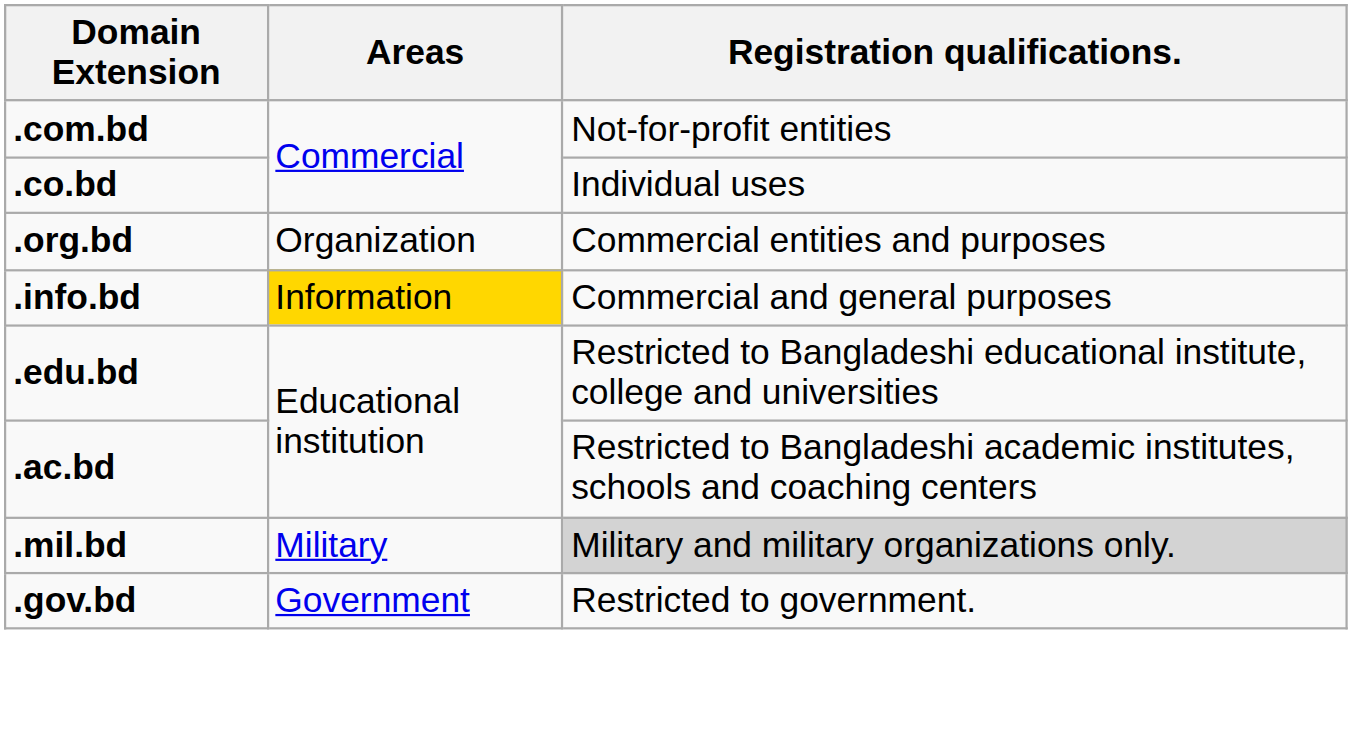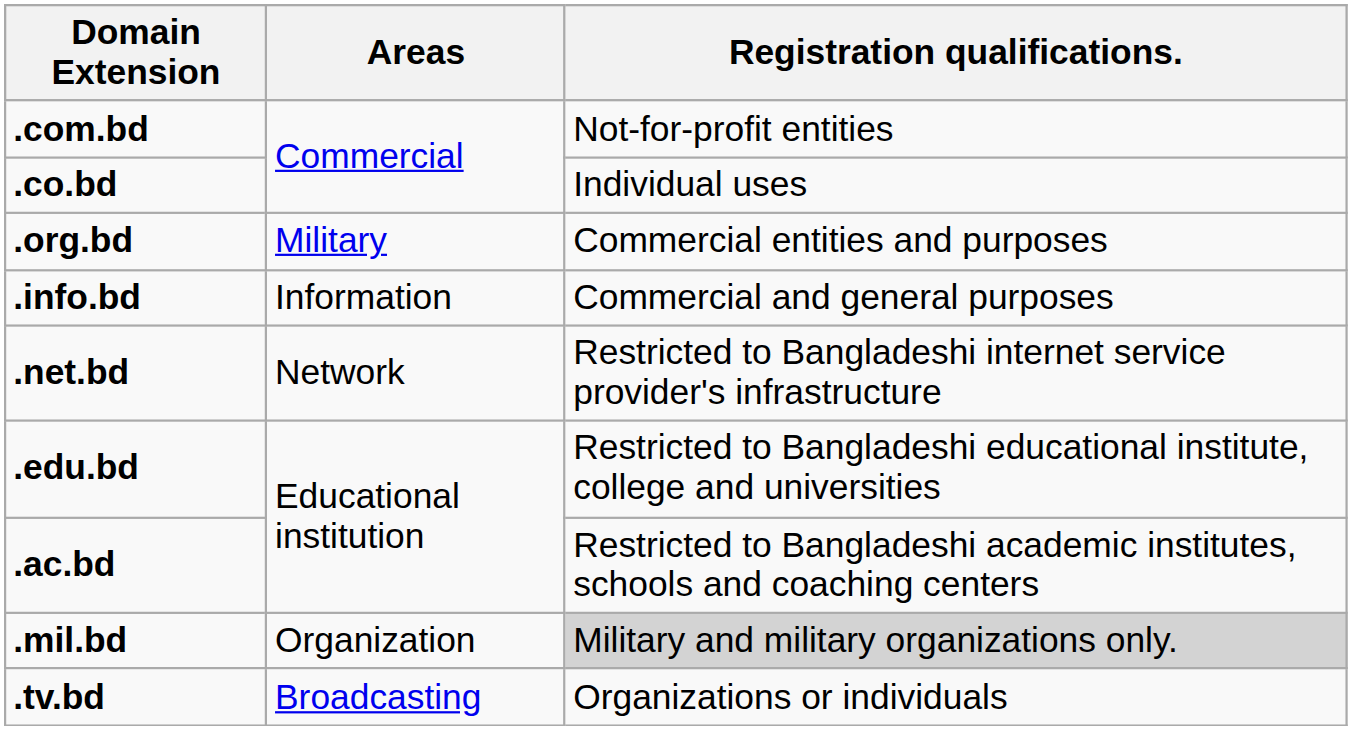(376, 240) Organization -> (331, 240) Military
(364, 296) gold background -> (363, 296) no background
+ row: (71, 372)
(331, 544) Military -> (375, 640) Organization
- row: (75, 600)
+ row: (59, 696)
